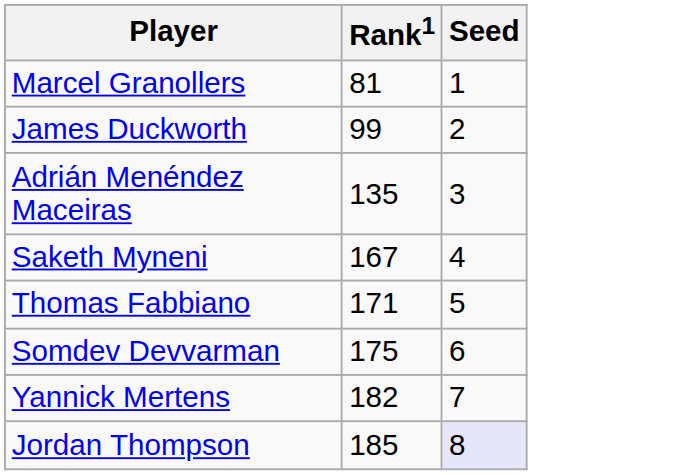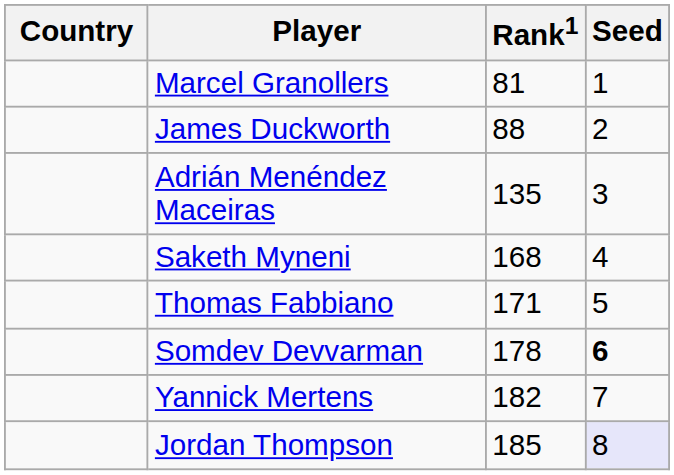+ column: (76, 31)
(366, 129) 99 -> (509, 129) 88
(374, 257) 167 -> (517, 257) 168
(374, 350) 175 -> (517, 350) 178
(457, 350) normal -> (600, 350) bold
